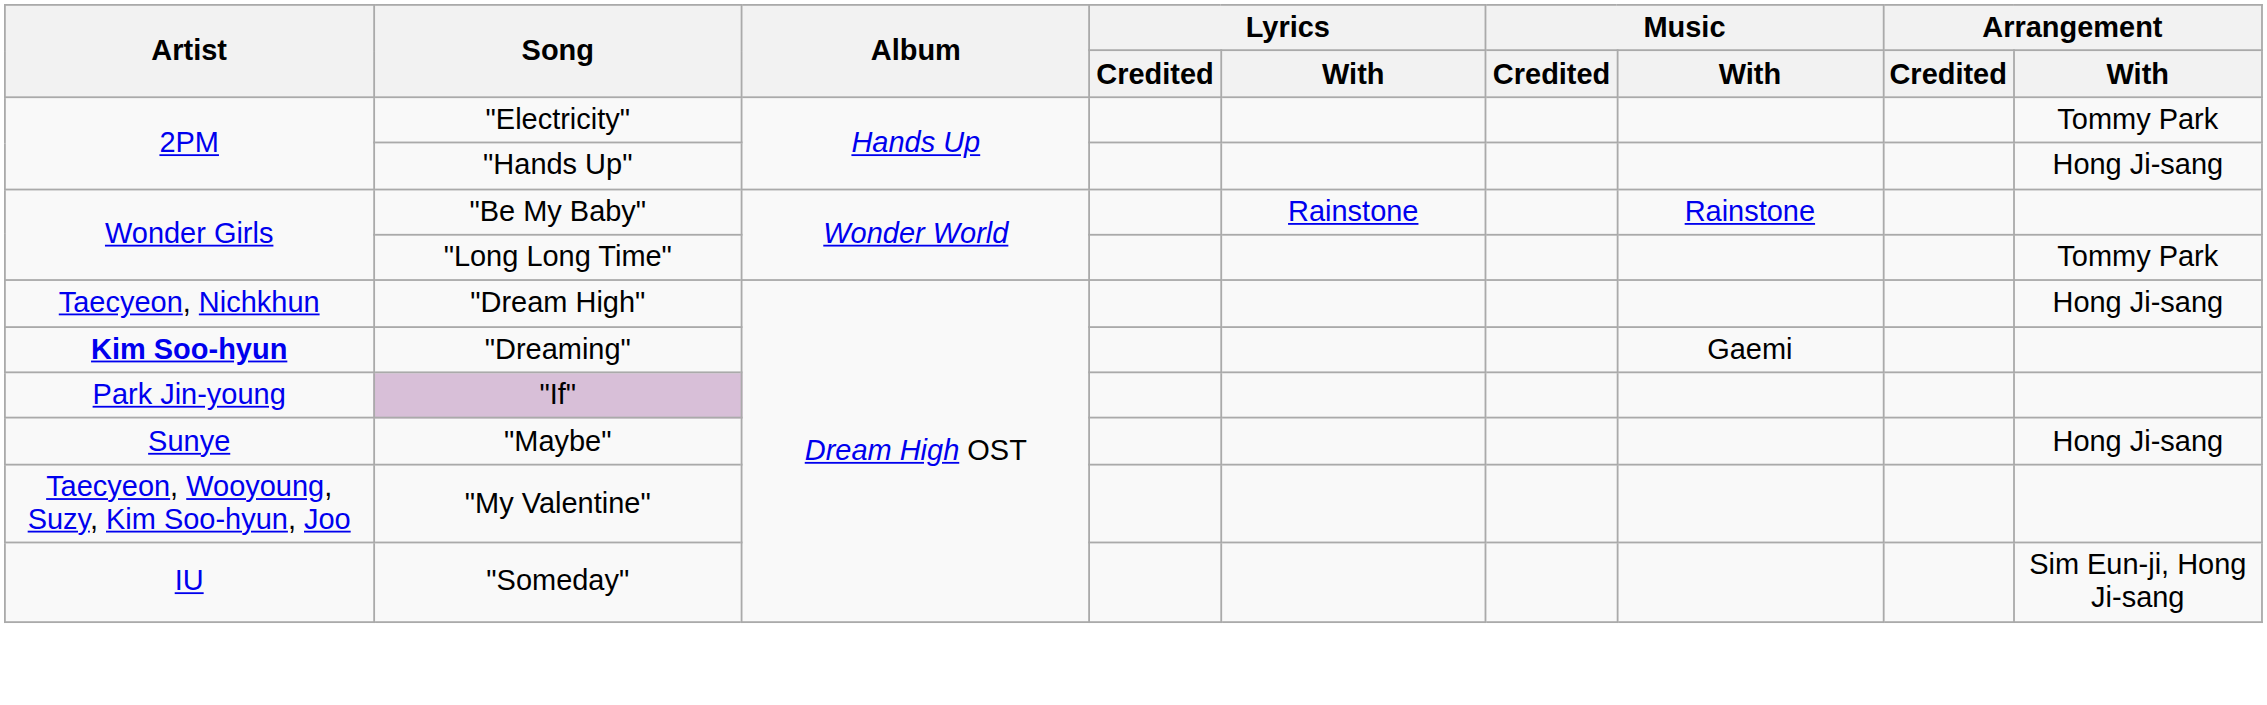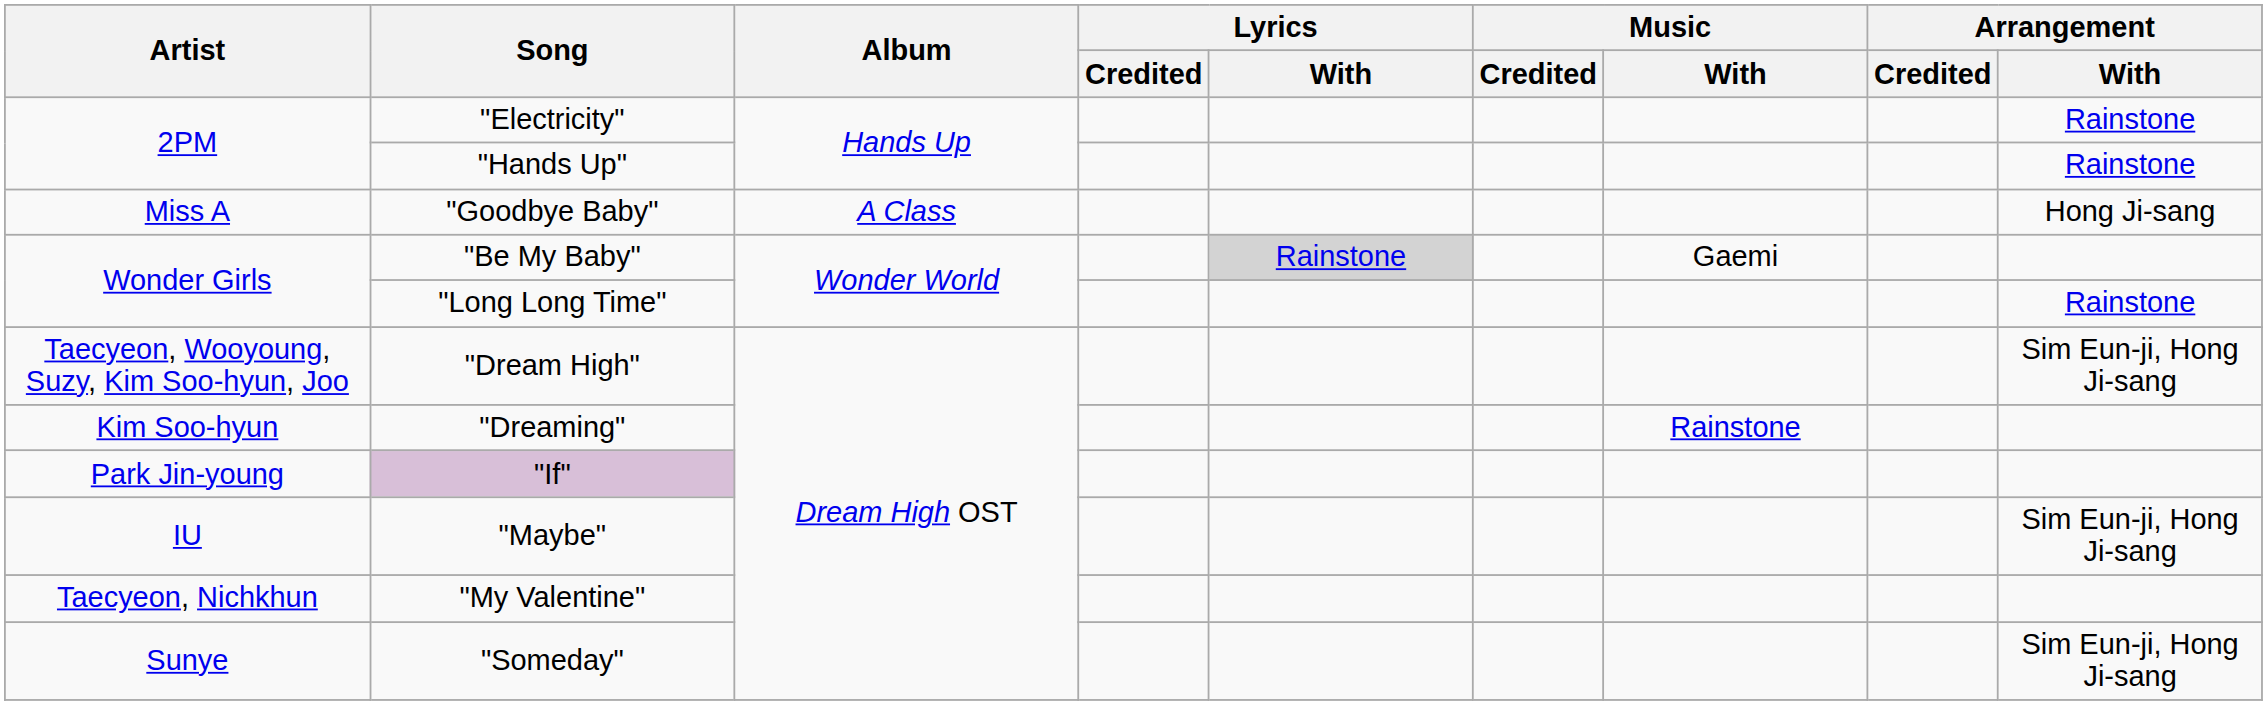(2138, 119) Tommy Park -> (2130, 119) Rainstone
(2138, 165) Hong Ji-sang -> (2130, 165) Rainstone
+ row: (552, 211)
(1353, 211) no background -> (1341, 257) lightgrey background
(1750, 211) Rainstone -> (1736, 257) Gaemi
(2138, 257) Tommy Park -> (2130, 303) Rainstone
(189, 303) Taecyeon, Nichkhun -> (187, 365) Taecyeon, Wooyoung, Suzy, Kim Soo-hyun, Joo
(2138, 303) Hong Ji-sang -> (2130, 365) Sim Eun-ji, Hong Ji-sang
(189, 348) bold -> (187, 427) normal
(1750, 348) Gaemi -> (1736, 427) Rainstone
(189, 440) Sunye -> (187, 535) IU
(2138, 440) Hong Ji-sang -> (2130, 535) Sim Eun-ji, Hong Ji-sang
(189, 503) Taecyeon, Wooyoung, Suzy, Kim Soo-hyun, Joo -> (187, 597) Taecyeon, Nichkhun
(189, 581) IU -> (187, 660) Sunye
